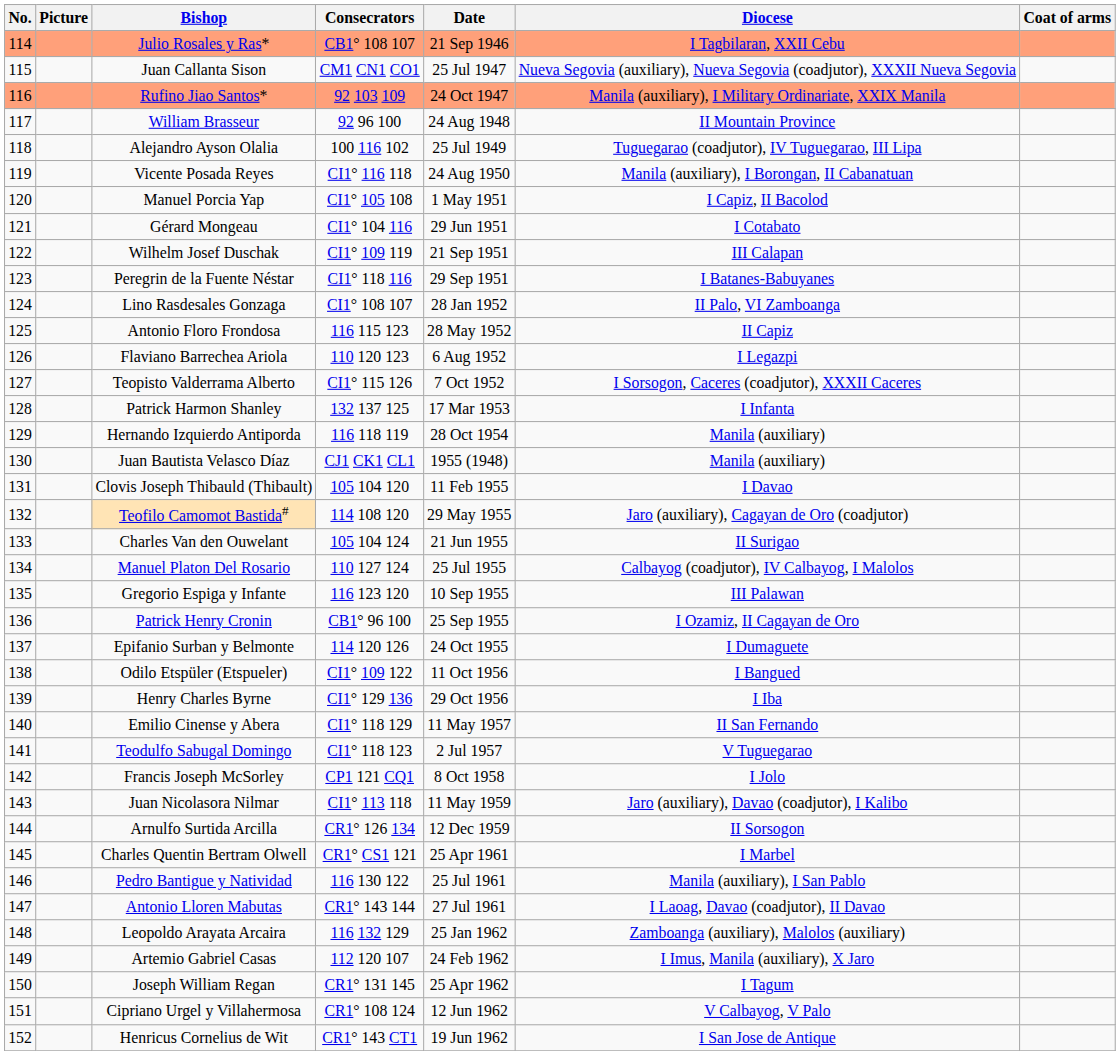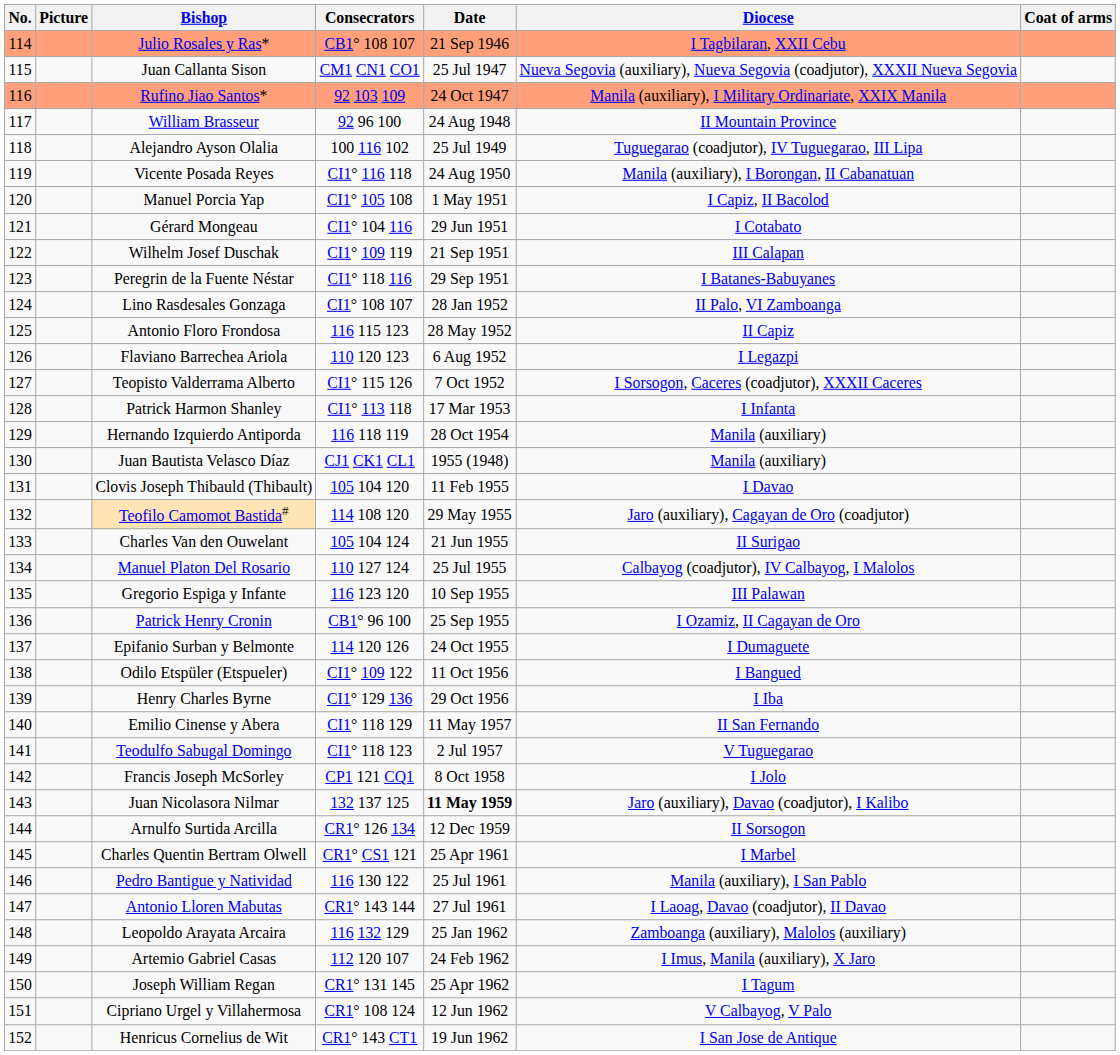(370, 408) 132 137 125 -> (370, 408) CI1° 113 118
(370, 802) CI1° 113 118 -> (370, 802) 132 137 125
(469, 802) normal -> (470, 802) bold
